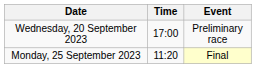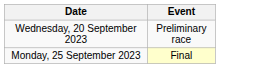- column: (166, 12)
